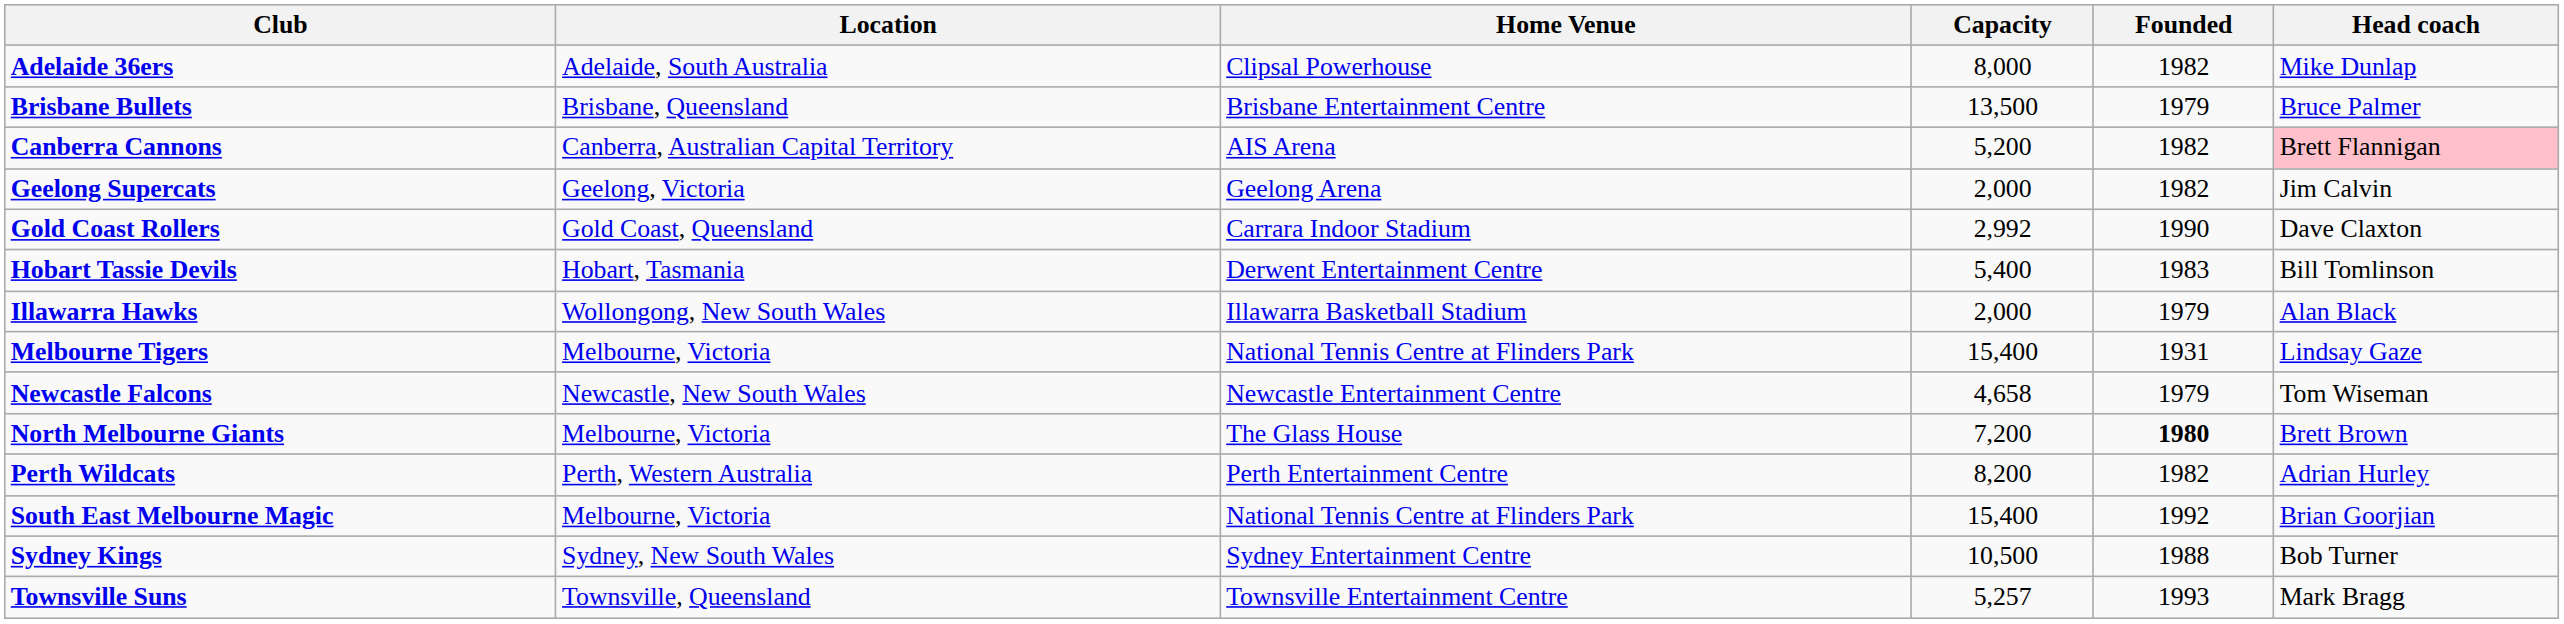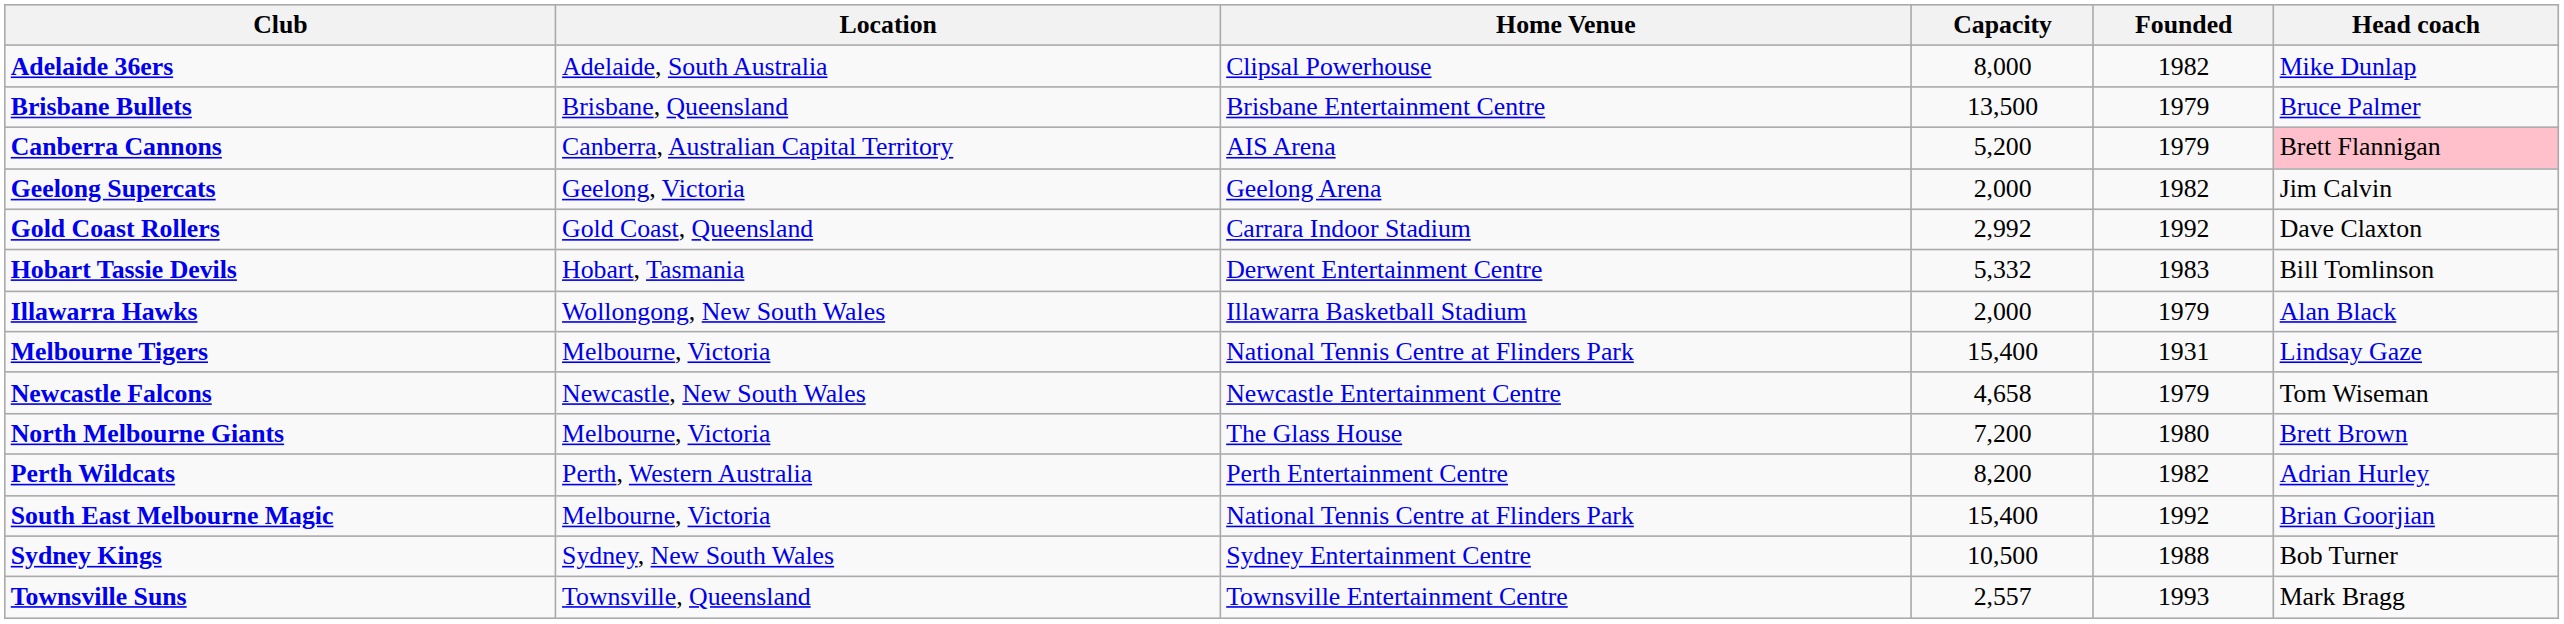(2184, 147) 1982 -> (2184, 147) 1979
(2184, 229) 1990 -> (2184, 229) 1992
(2003, 270) 5,400 -> (2003, 270) 5,332
(2184, 433) bold -> (2184, 433) normal
(2003, 596) 5,257 -> (2003, 596) 2,557
